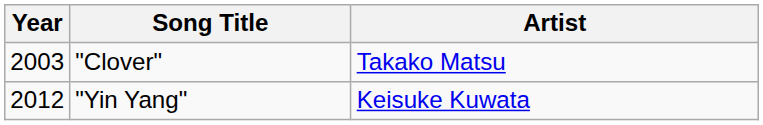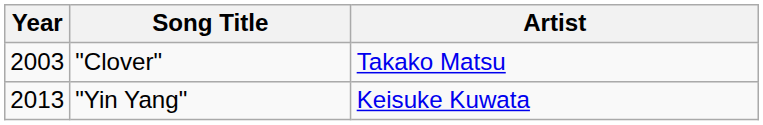(37, 100) 2012 -> (37, 100) 2013
